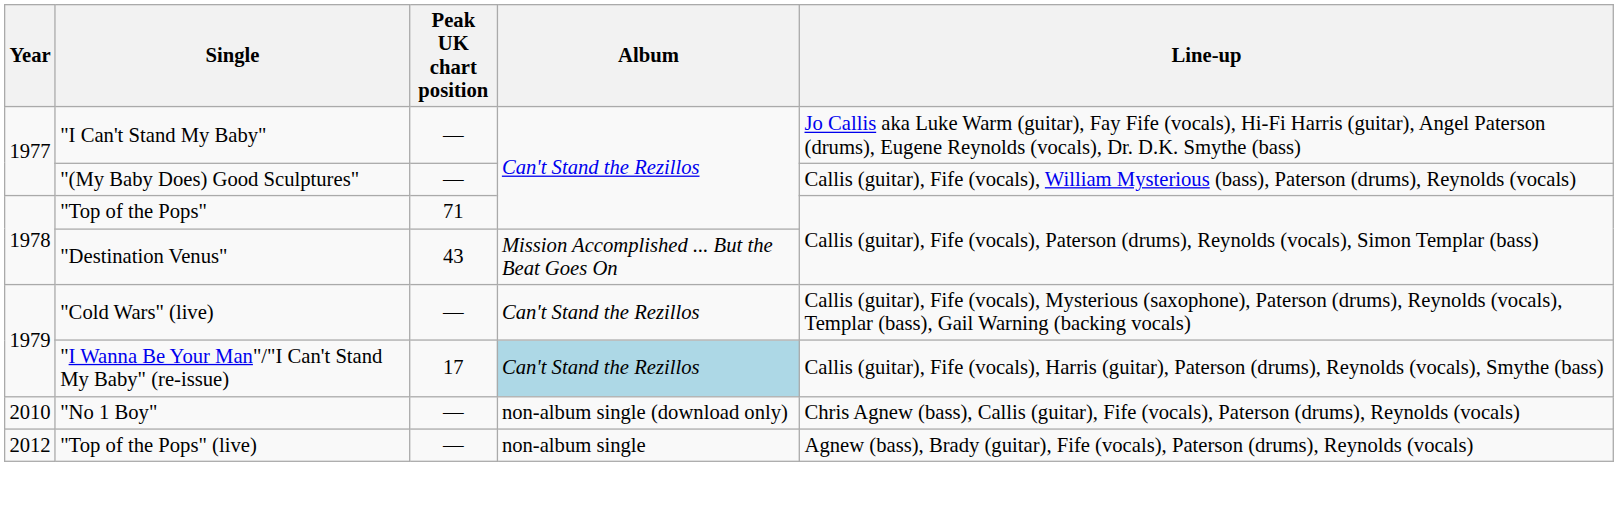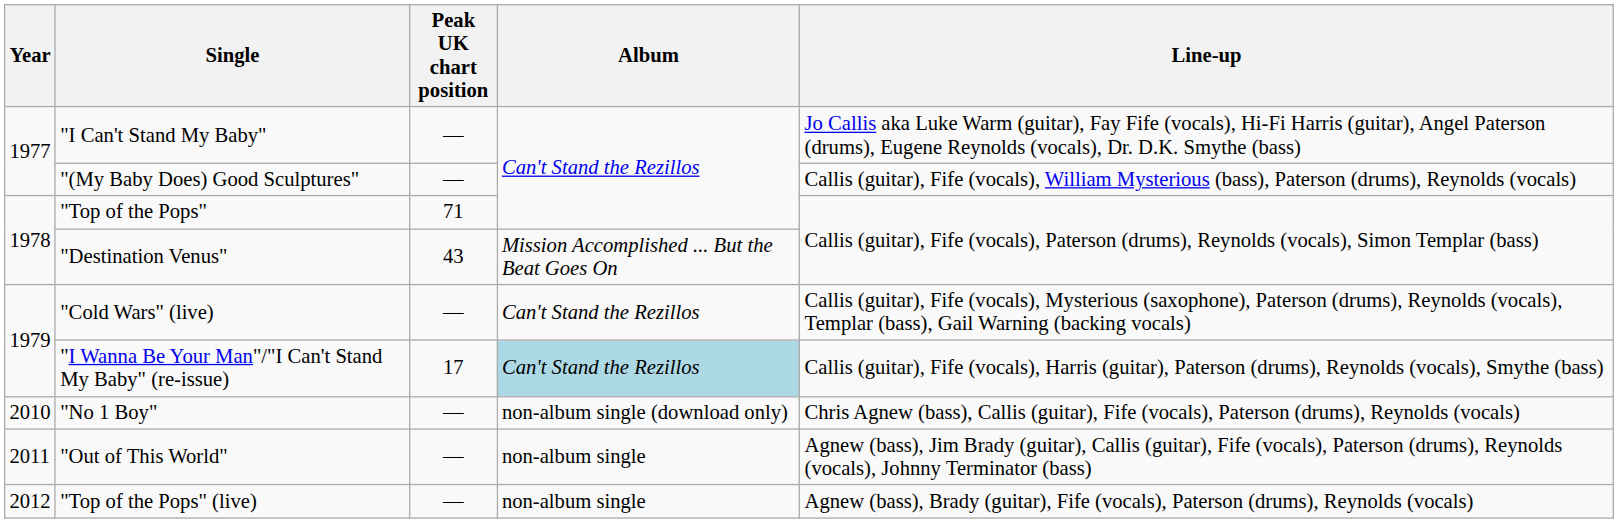+ row: (144, 456)
